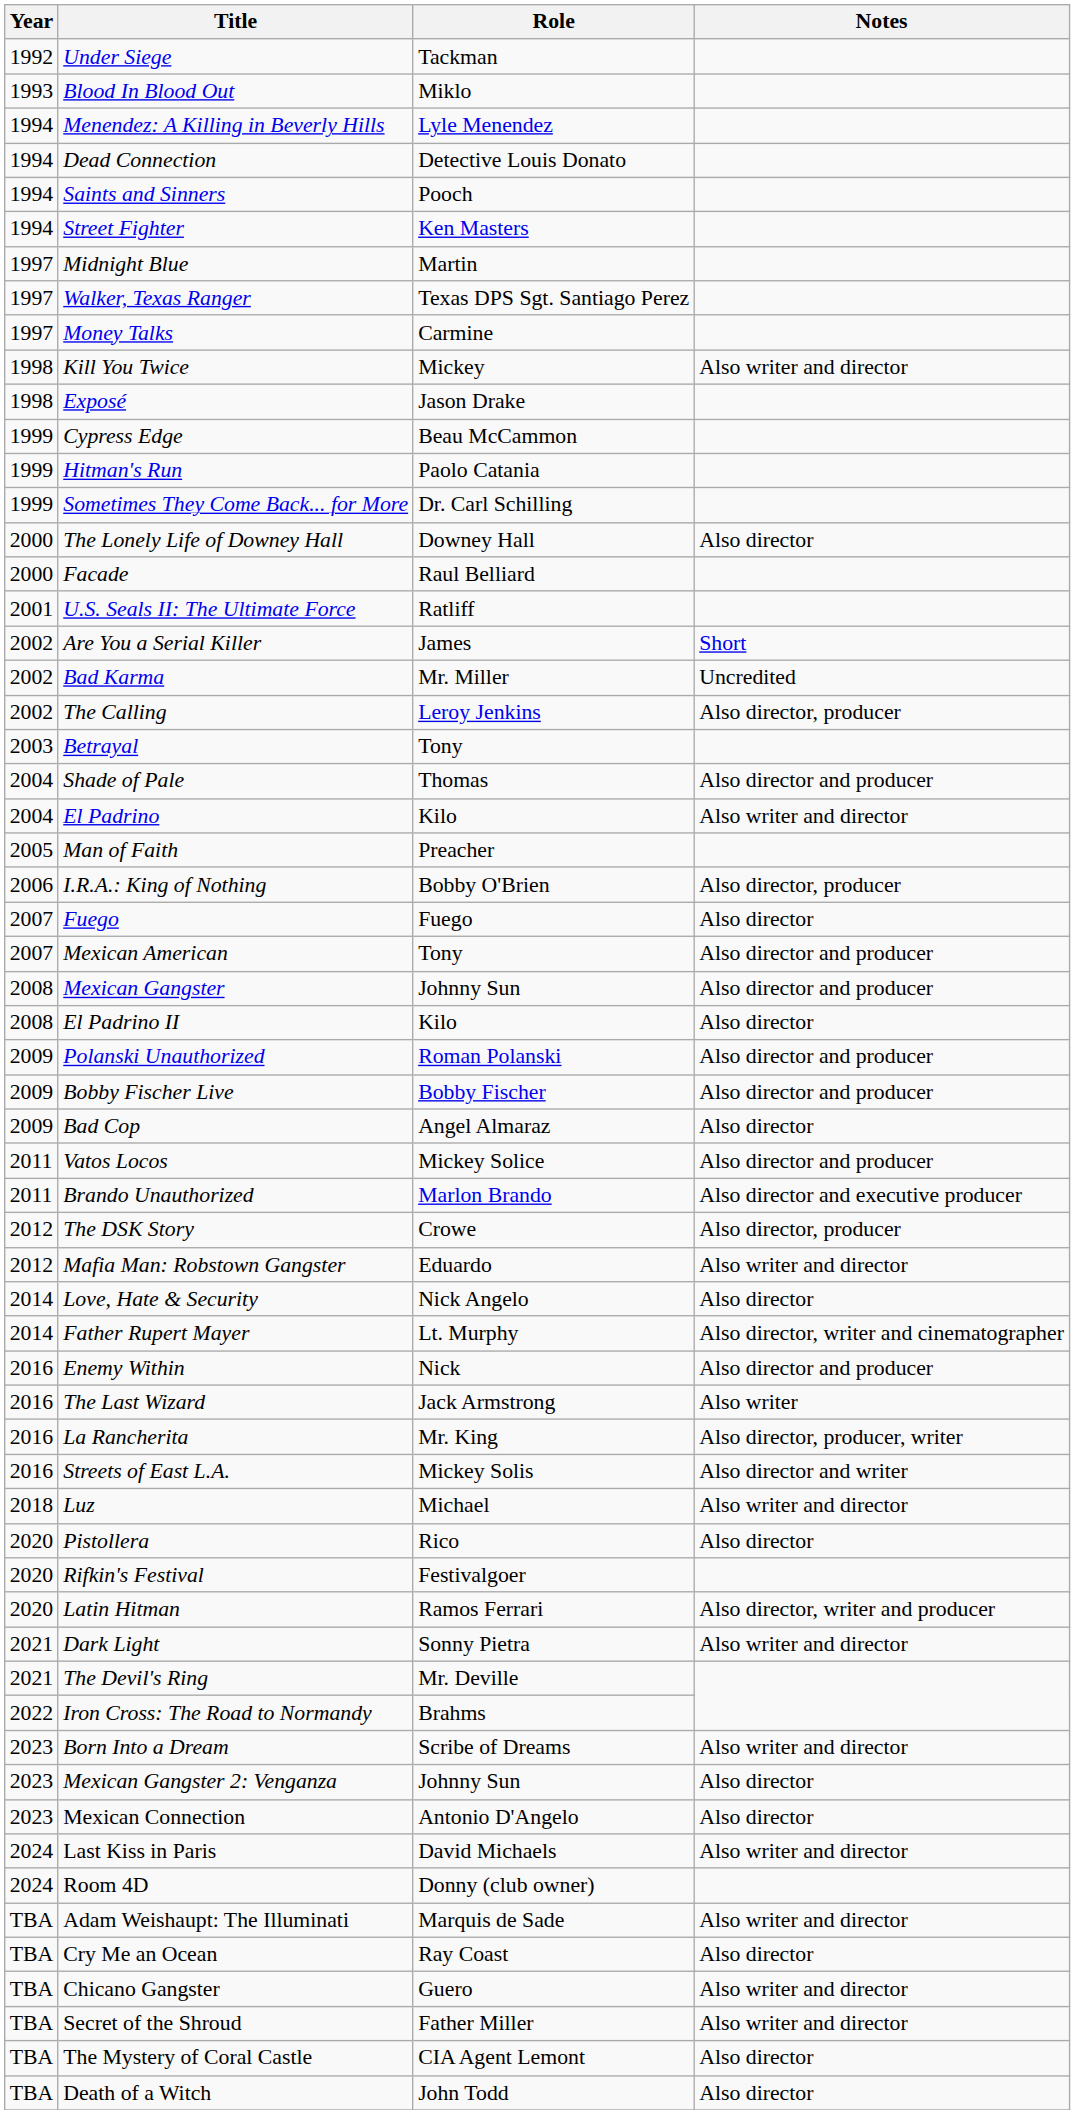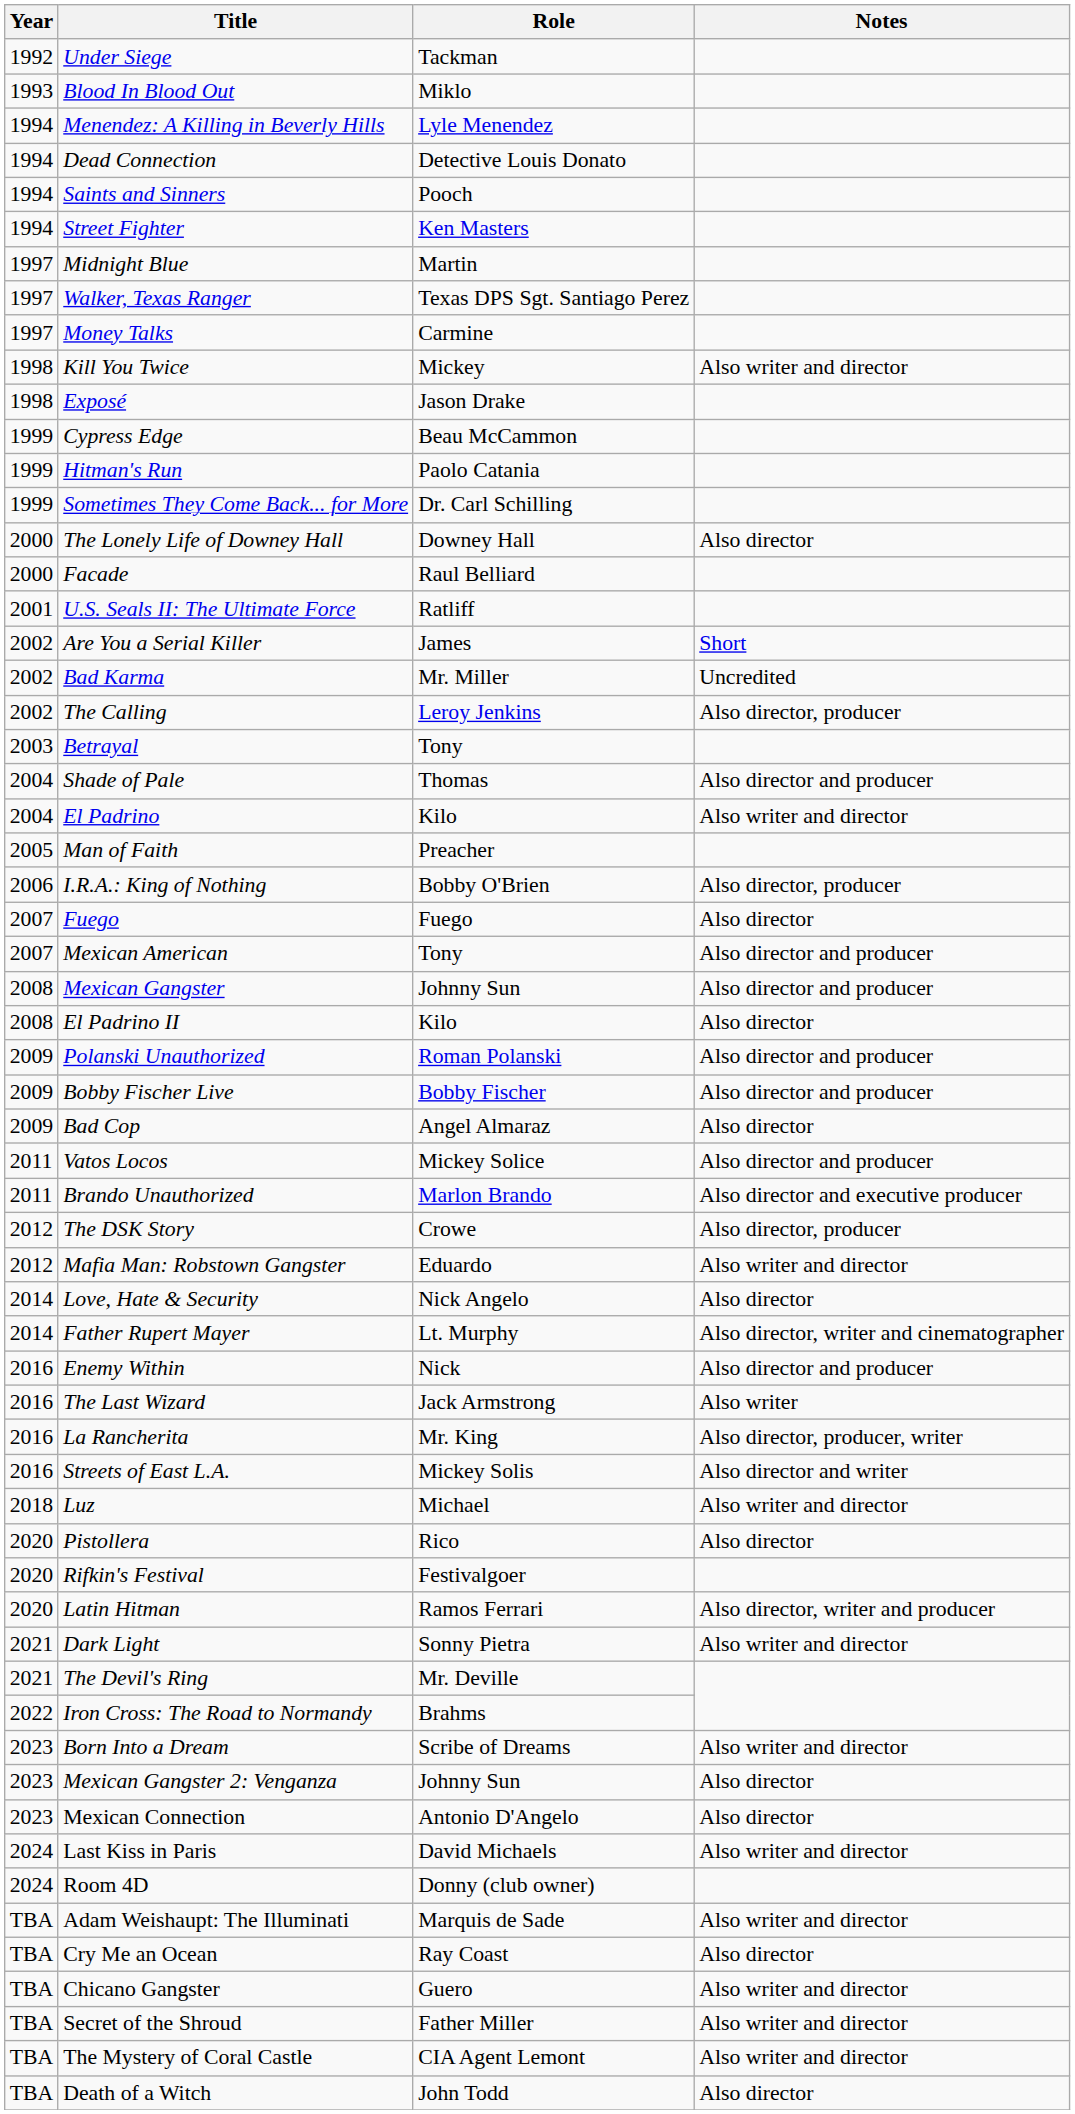(756, 2057) Also director -> (803, 2057) Also writer and director
